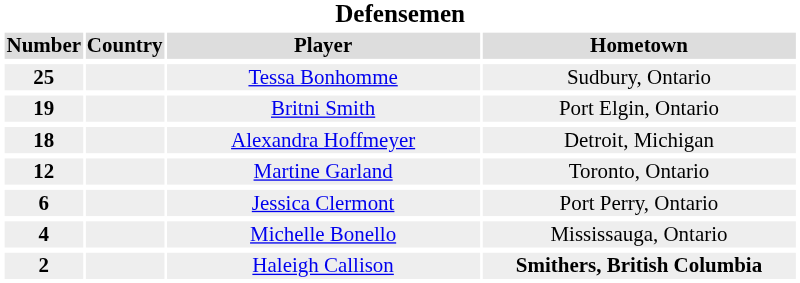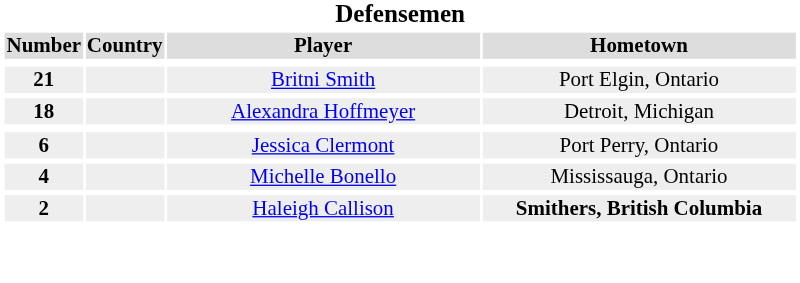- row: (323, 77)
(44, 108) 19 -> (44, 79) 21
- row: (323, 171)
